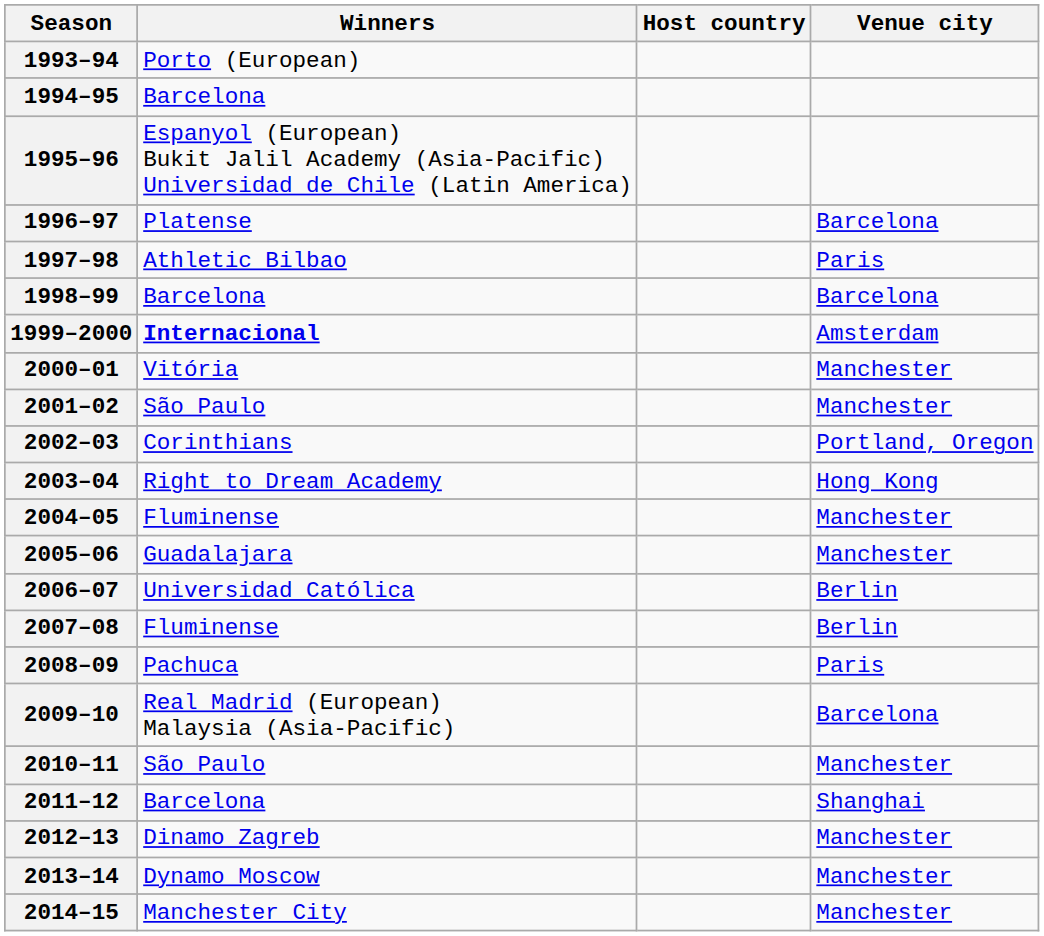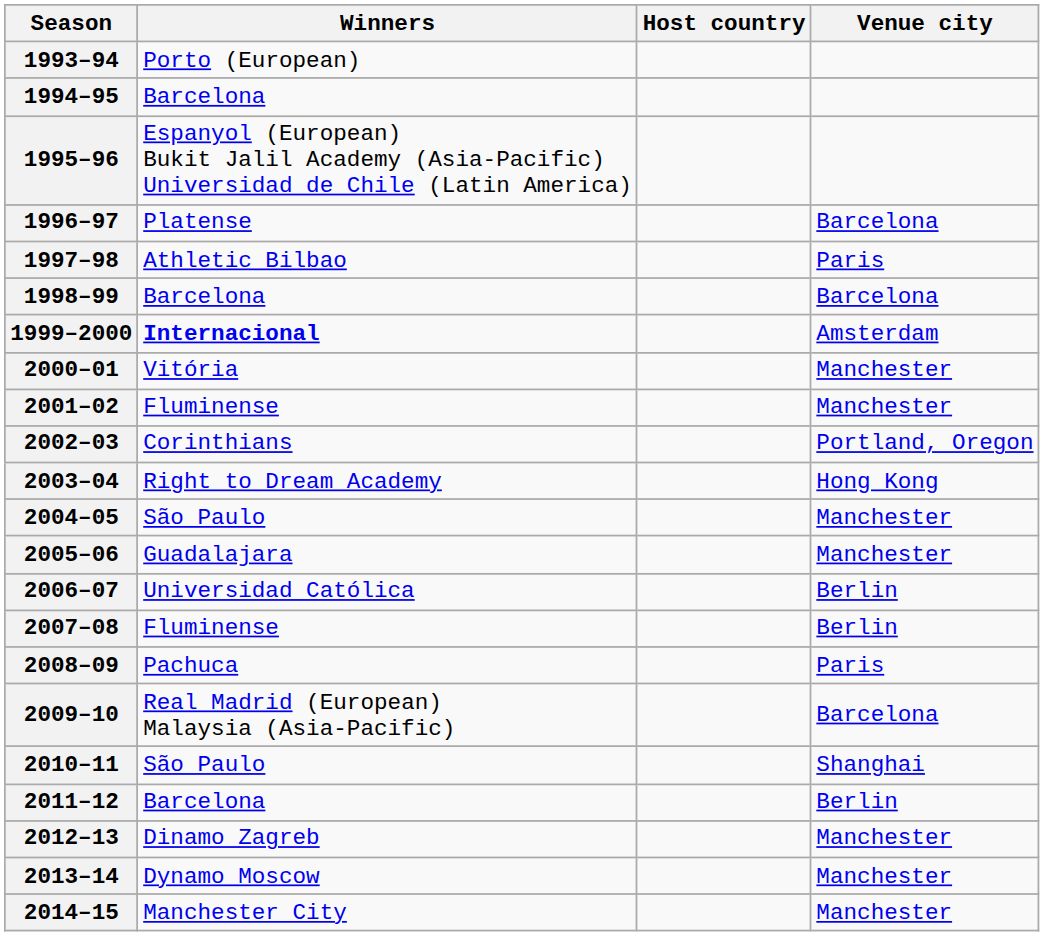(204, 407) São Paulo -> (211, 407) Fluminense
(211, 518) Fluminense -> (204, 518) São Paulo
(884, 765) Manchester -> (871, 765) Shanghai
(871, 802) Shanghai -> (857, 802) Berlin
